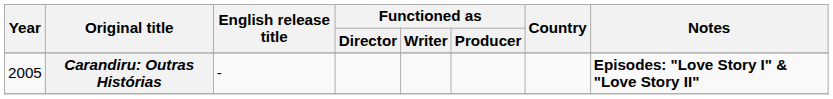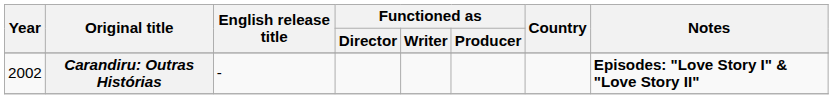(25, 73) 2005 -> (25, 73) 2002
